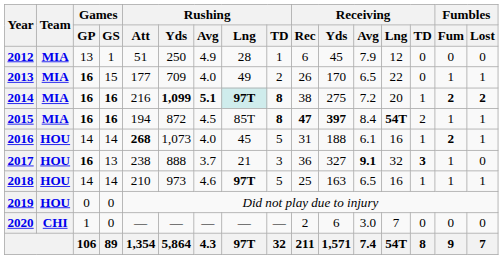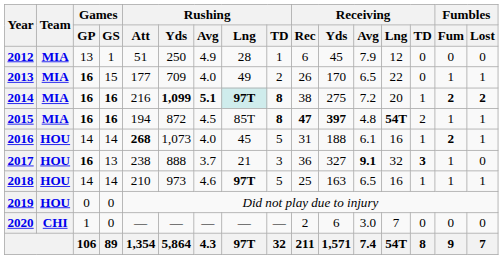(368, 118) 8.4 -> (368, 118) 4.8
